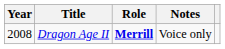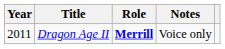(20, 33) 2008 -> (19, 33) 2011
